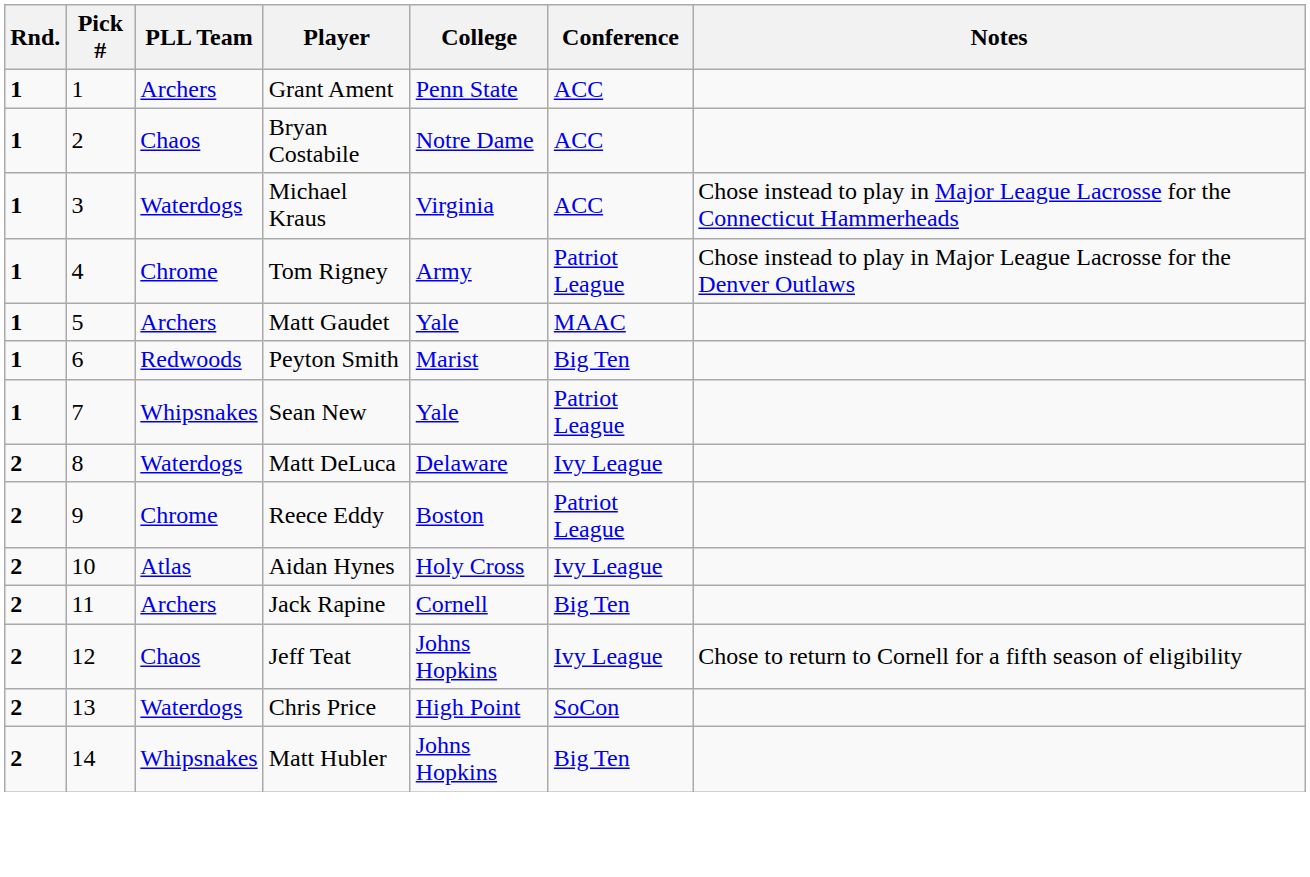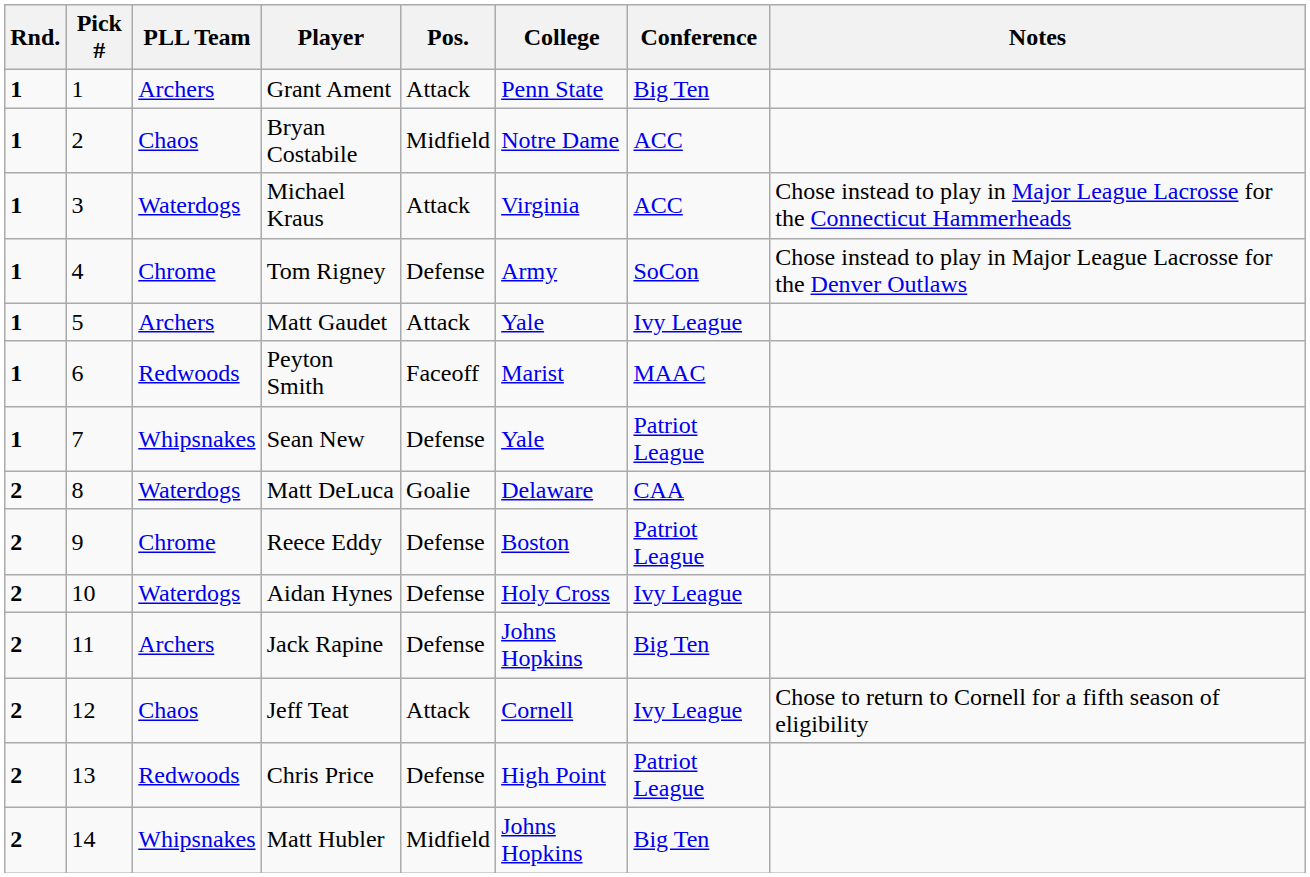+ column: (448, 37)
(578, 88) ACC -> (671, 88) Big Ten
(589, 270) Patriot League -> (666, 270) SoCon
(590, 321) MAAC -> (688, 321) Ivy League
(592, 359) Big Ten -> (669, 373) MAAC
(608, 463) Ivy League -> (659, 490) CAA
(166, 566) Atlas -> (189, 593) Waterdogs
(452, 604) Cornell -> (542, 644) Johns Hopkins
(456, 655) Johns Hopkins -> (537, 709) Cornell
(191, 707) Waterdogs -> (189, 774) Redwoods
(586, 707) SoCon -> (669, 774) Patriot League
